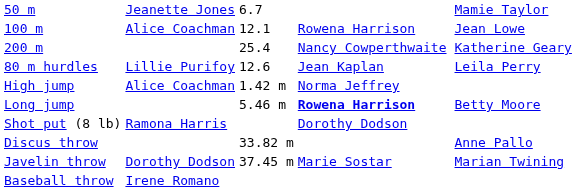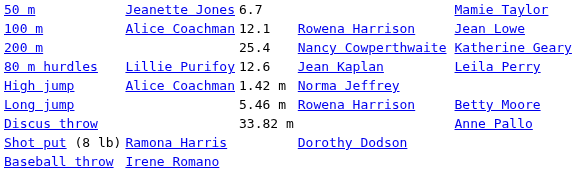(356, 104) bold -> (356, 104) normal
rows swapped: (63, 124) <-> (51, 142)
- row: (55, 162)
